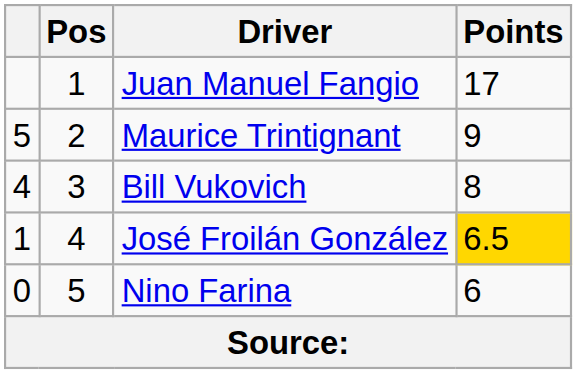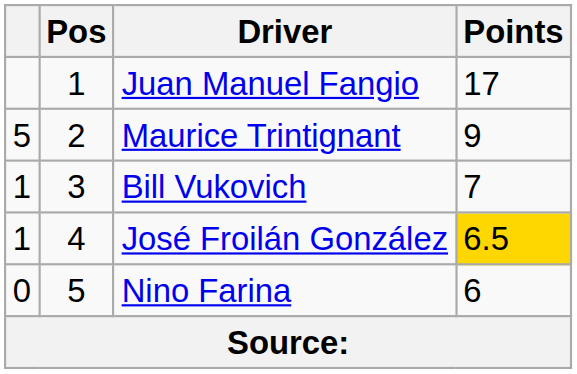(22, 187) 4 -> (22, 187) 1
(472, 187) 8 -> (472, 187) 7
